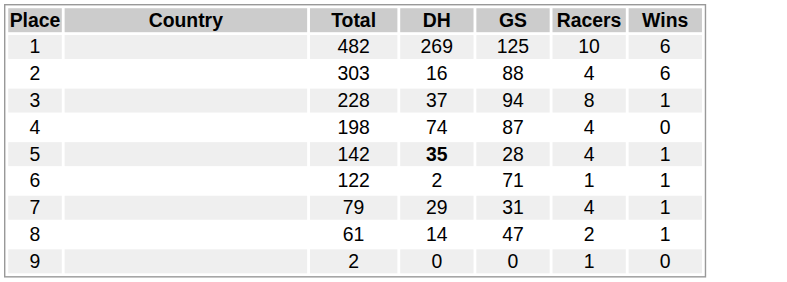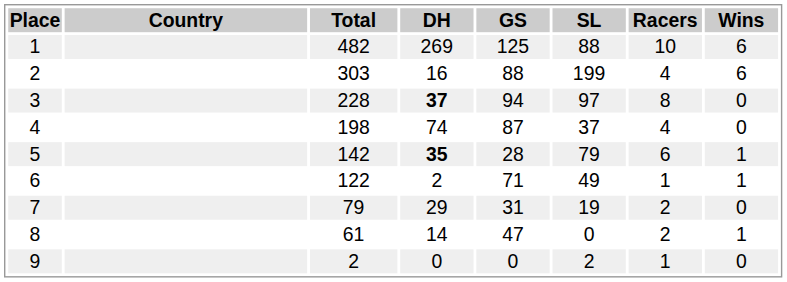+ column: (589, 20)
(437, 101) normal -> (437, 101) bold
(665, 101) 1 -> (741, 101) 0
(589, 154) 4 -> (665, 154) 6
(589, 208) 4 -> (665, 208) 2
(665, 208) 1 -> (741, 208) 0
